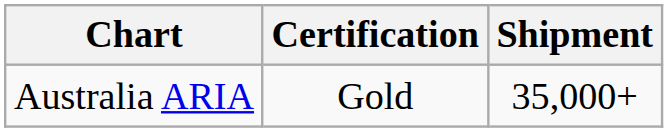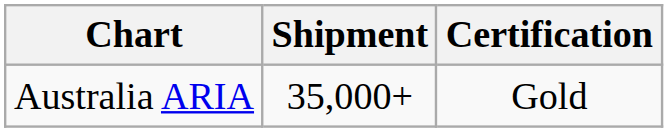columns swapped: (375, 34) <-> (575, 34)
